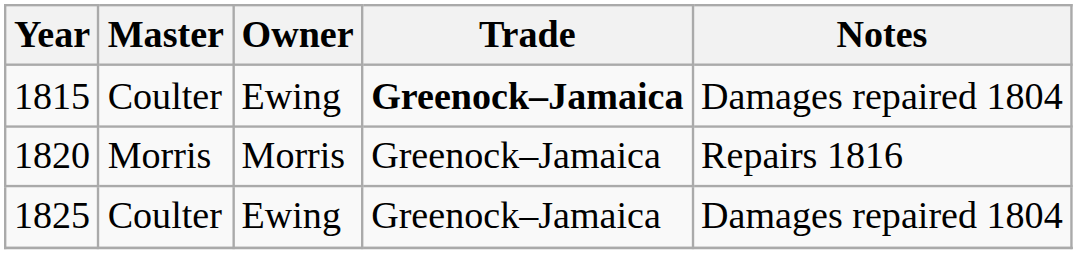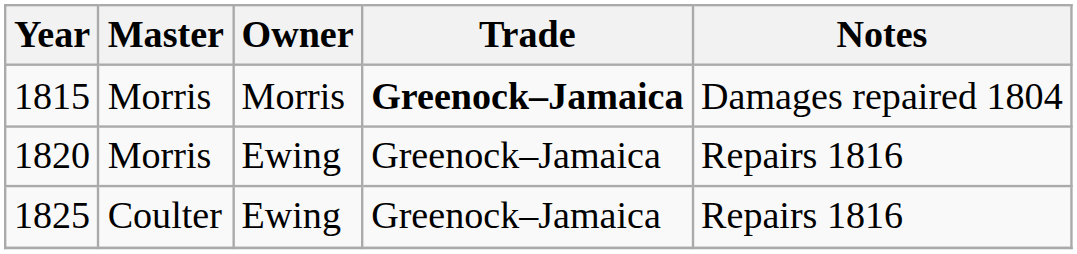(165, 95) Coulter -> (160, 95) Morris
(291, 95) Ewing -> (293, 95) Morris
(293, 155) Morris -> (291, 155) Ewing
(882, 215) Damages repaired 1804 -> (802, 215) Repairs 1816
